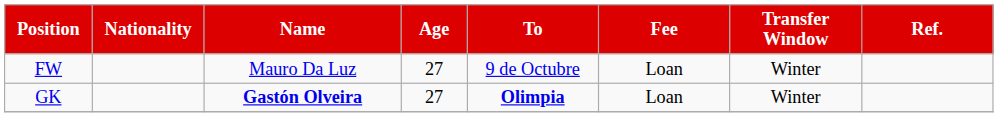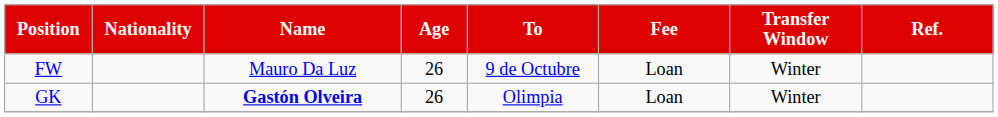(434, 68) 27 -> (434, 68) 26
(434, 97) 27 -> (434, 97) 26
(533, 97) bold -> (533, 97) normal
